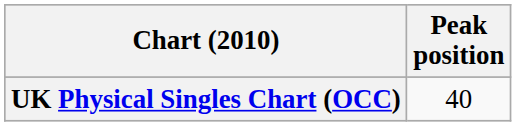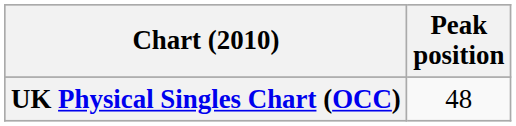(459, 98) 40 -> (459, 98) 48
